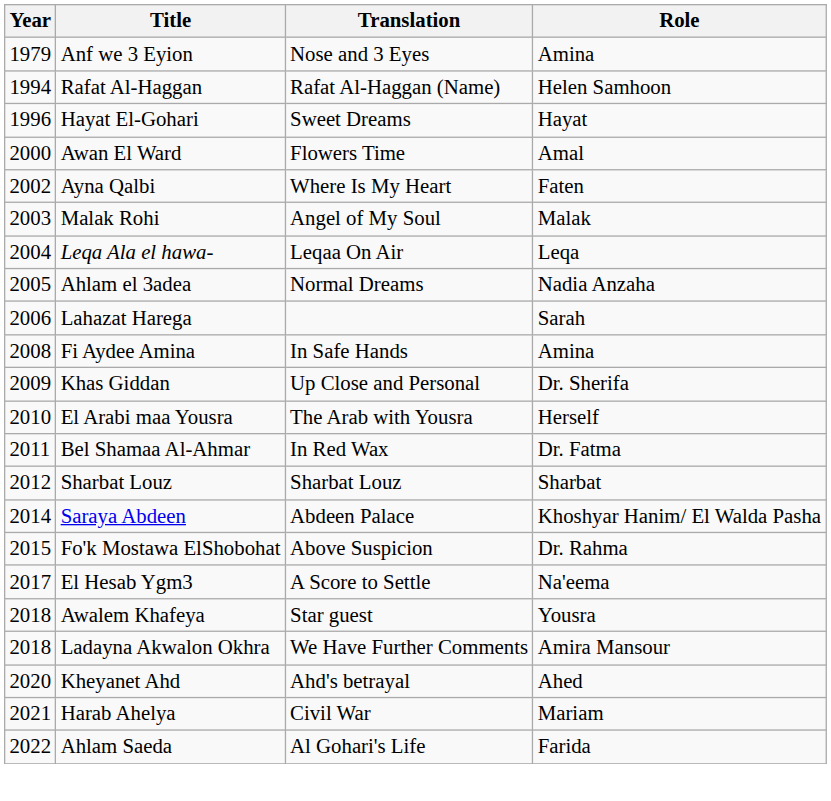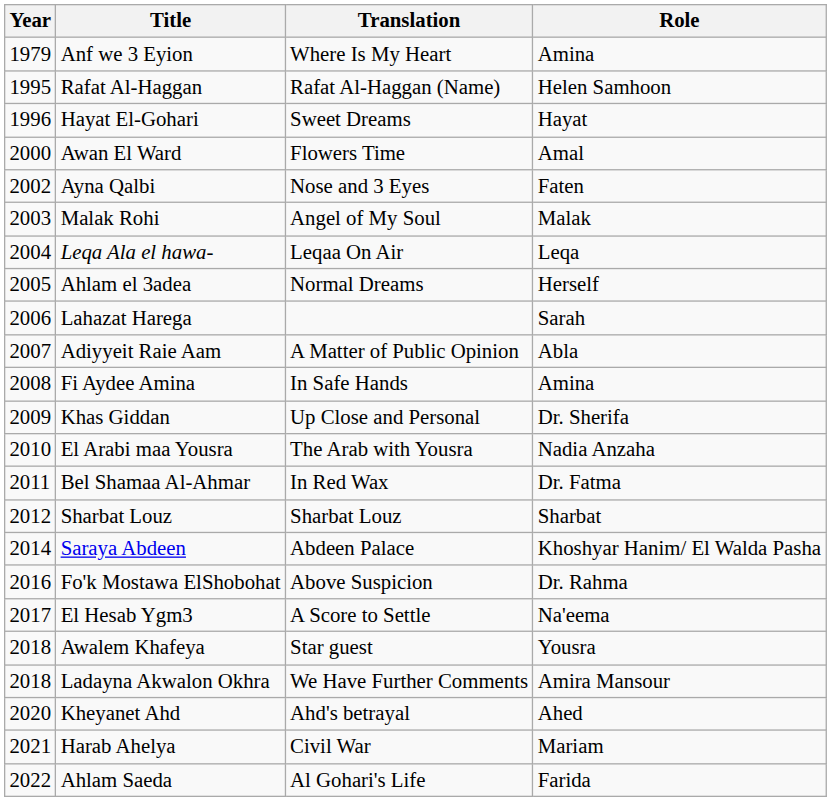(360, 53) Nose and 3 Eyes -> (371, 53) Where Is My Heart
(30, 86) 1994 -> (30, 86) 1995
(371, 185) Where Is My Heart -> (360, 185) Nose and 3 Eyes
(596, 284) Nadia Anzaha -> (568, 284) Herself
+ row: (141, 350)
(568, 416) Herself -> (596, 449) Nadia Anzaha
(30, 548) 2015 -> (30, 581) 2016
